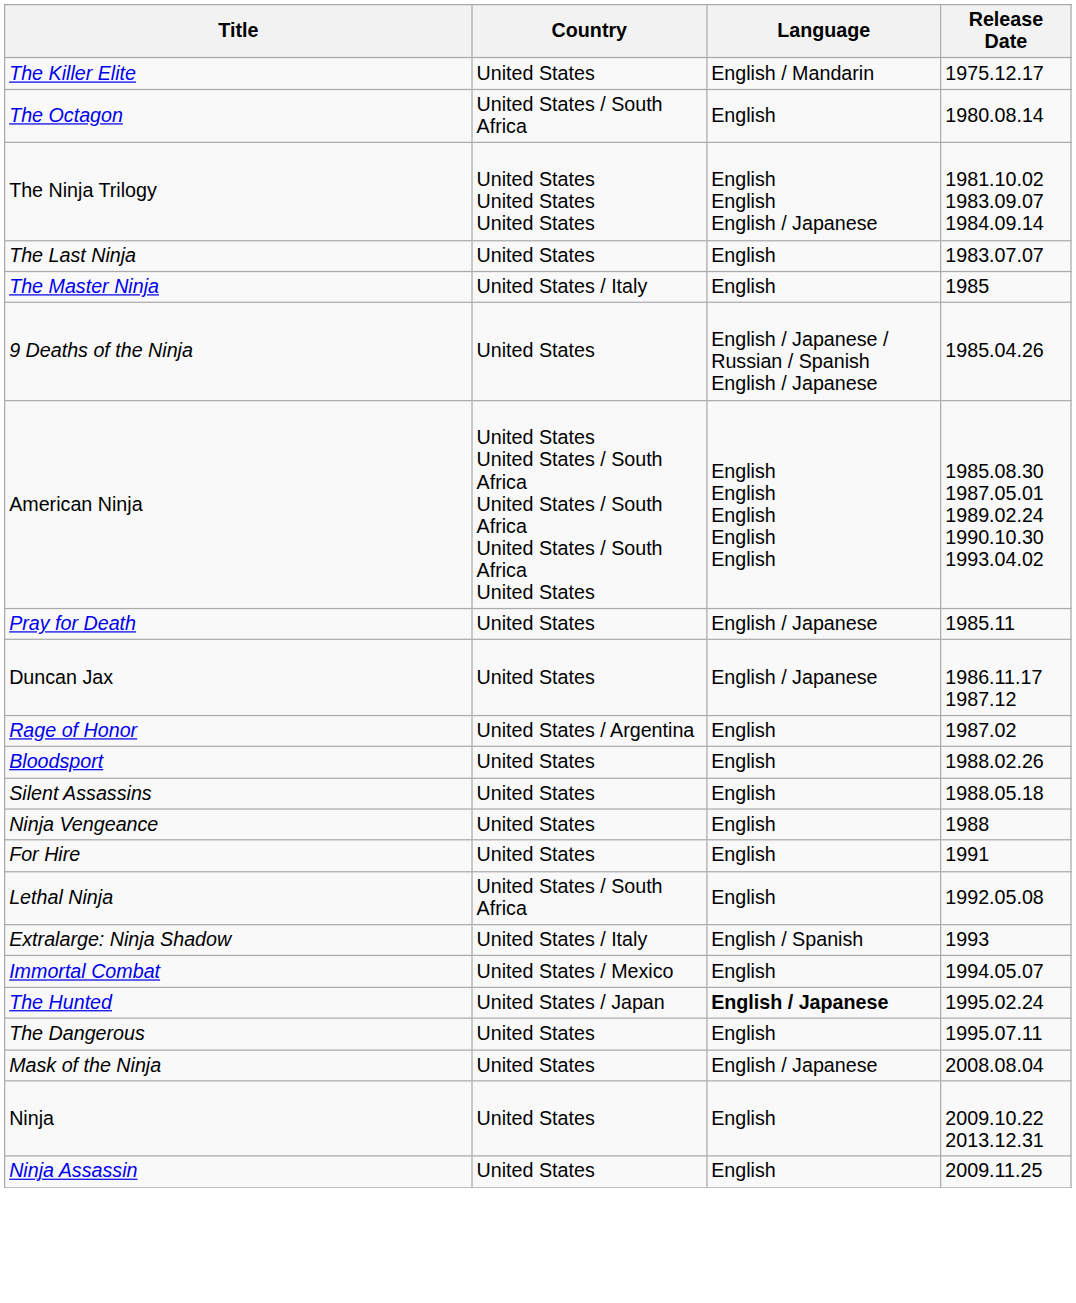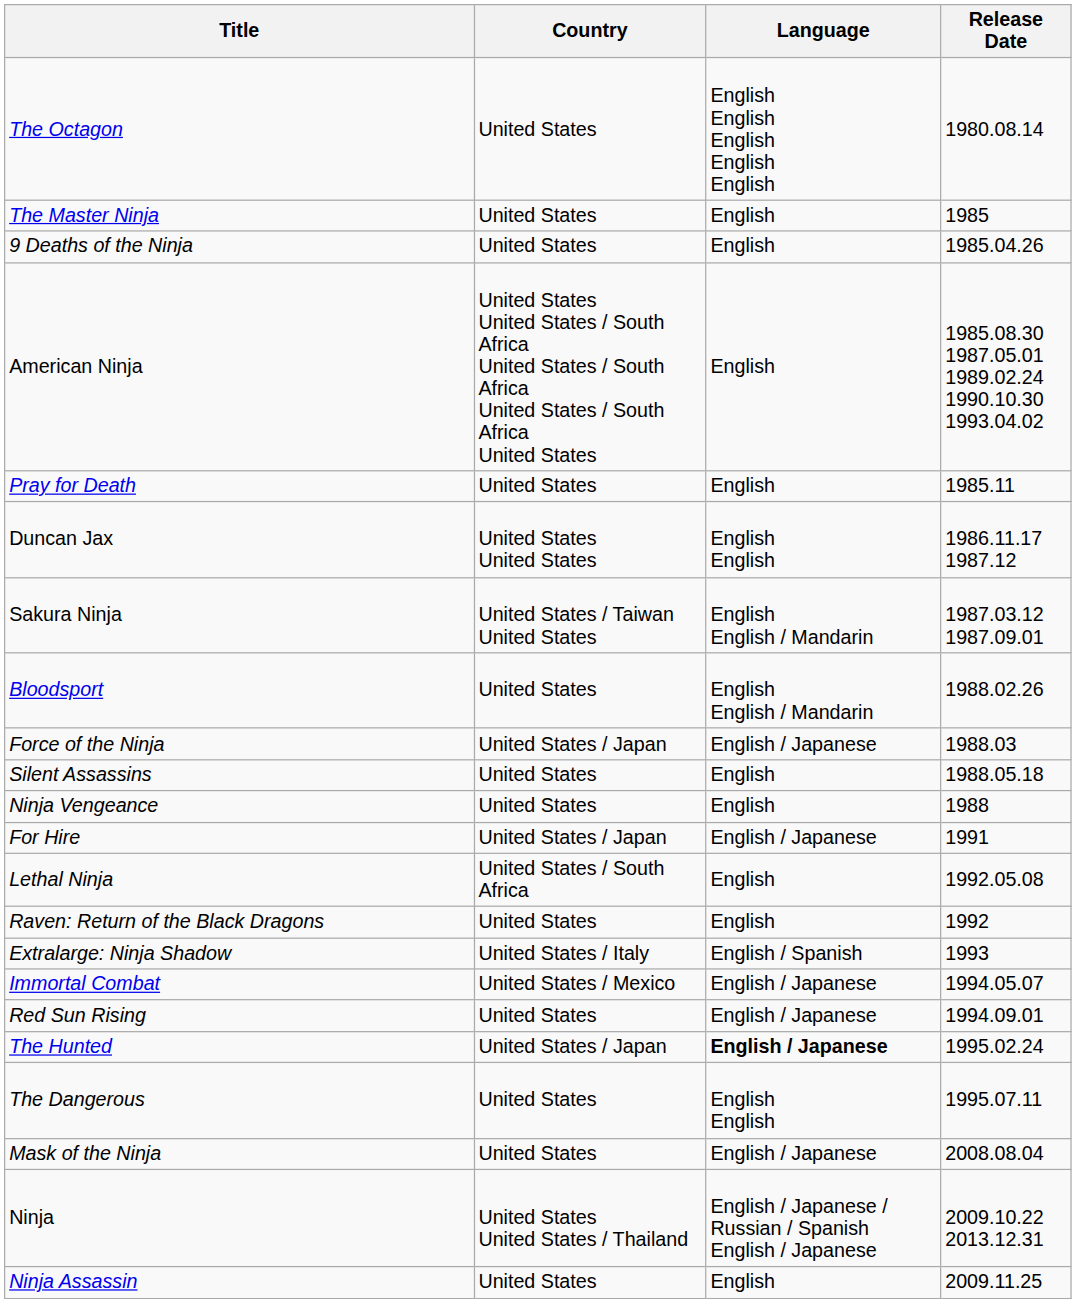- row: (73, 73)
(570, 115) United States / South Africa -> (537, 128) United States
(743, 115) English -> (743, 139) English English English English English
- row: (83, 191)
- row: (73, 255)
(562, 286) United States / Italy -> (537, 215) United States
(800, 362) English / Japanese / Russian / Spanish English / Japanese -> (743, 246) English
(743, 515) English English English English English -> (743, 366) English
(794, 624) English / Japanese -> (743, 486) English
(536, 677) United States -> (537, 550) United States United States
(794, 677) English / Japanese -> (743, 550) English English
- row: (73, 730)
+ row: (65, 614)
(743, 761) English -> (792, 701) English English / Mandarin
+ row: (87, 743)
(536, 855) United States -> (573, 837) United States / Japan
(743, 855) English -> (794, 837) English / Japanese
+ row: (167, 922)
(743, 971) English -> (794, 984) English / Japanese
+ row: (78, 1015)
(743, 1033) English -> (743, 1111) English English
(536, 1118) United States -> (583, 1229) United States United States / Thailand
(743, 1118) English -> (799, 1229) English / Japanese / Russian / Spanish English / Japanese
